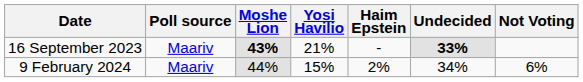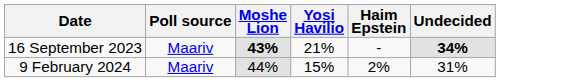- column: (537, 21)
(453, 47) 33% -> (453, 47) 34%
(453, 67) 34% -> (453, 67) 31%
